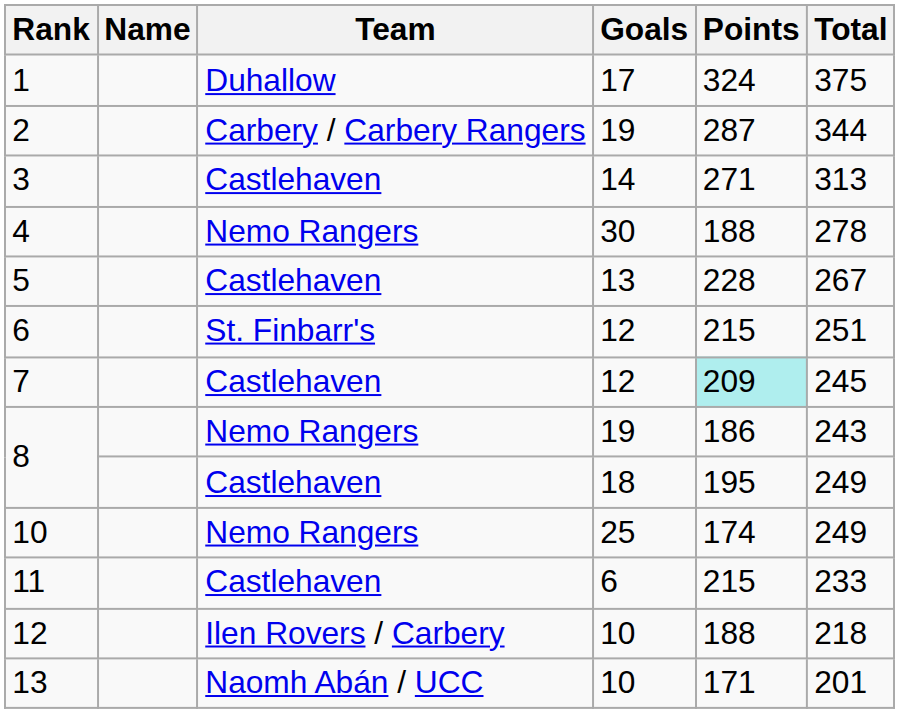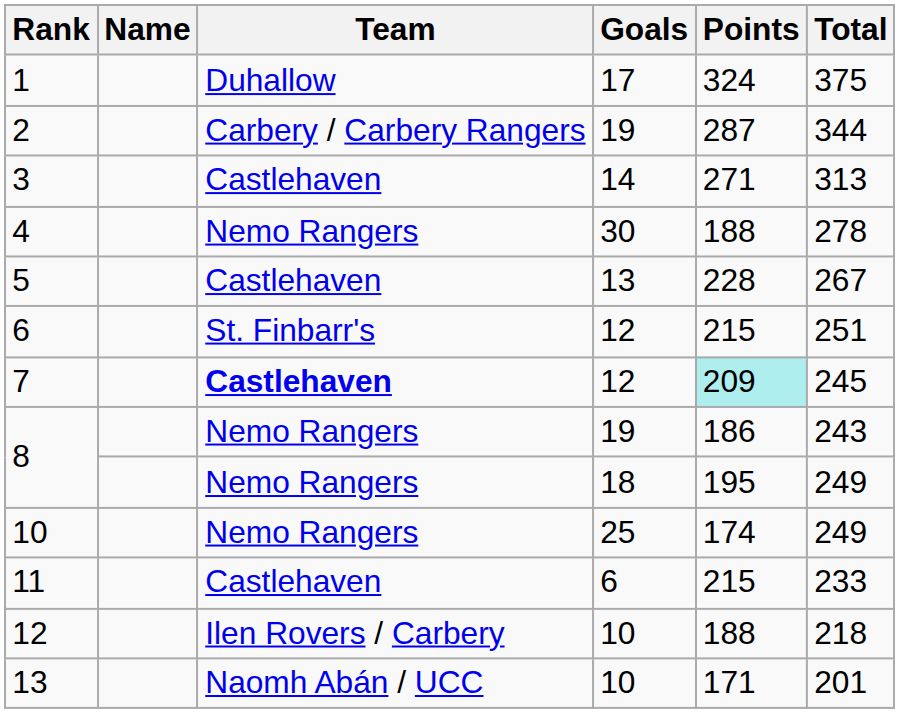(293, 381) normal -> (299, 381) bold
(293, 481) Castlehaven -> (312, 481) Nemo Rangers
